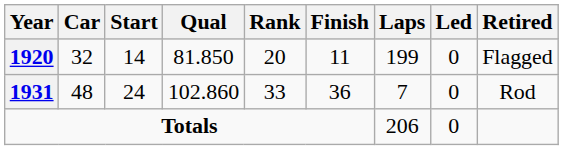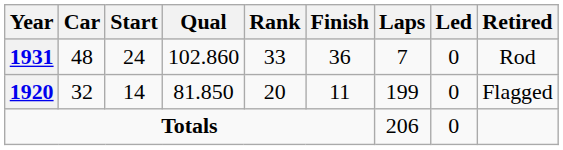rows swapped: (32, 56) <-> (32, 91)
